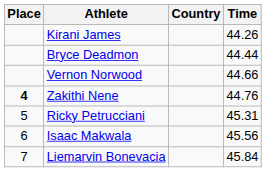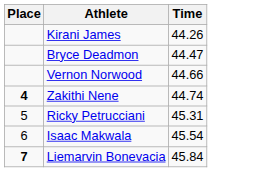- column: (196, 14)
(242, 55) 44.44 -> (187, 55) 44.47
(242, 95) 44.76 -> (187, 95) 44.74
(242, 136) 45.56 -> (187, 136) 45.54
(24, 156) normal -> (24, 156) bold
